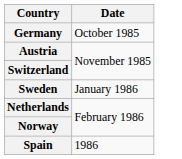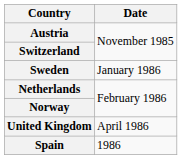- row: (38, 32)
+ row: (49, 126)
